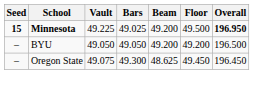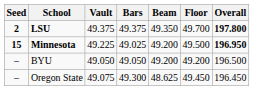+ row: (41, 29)
